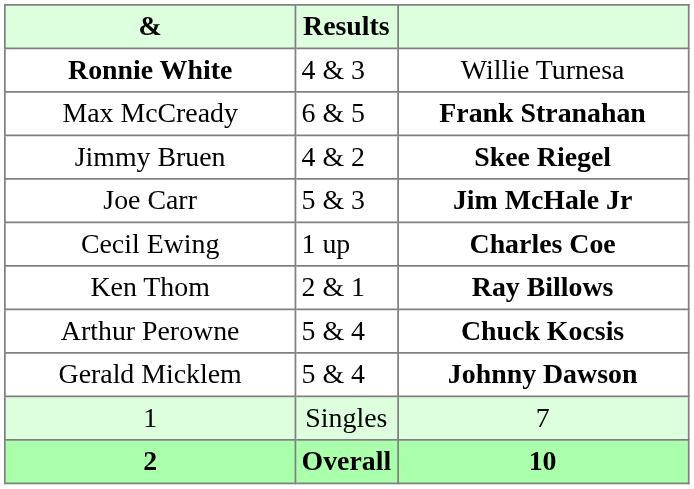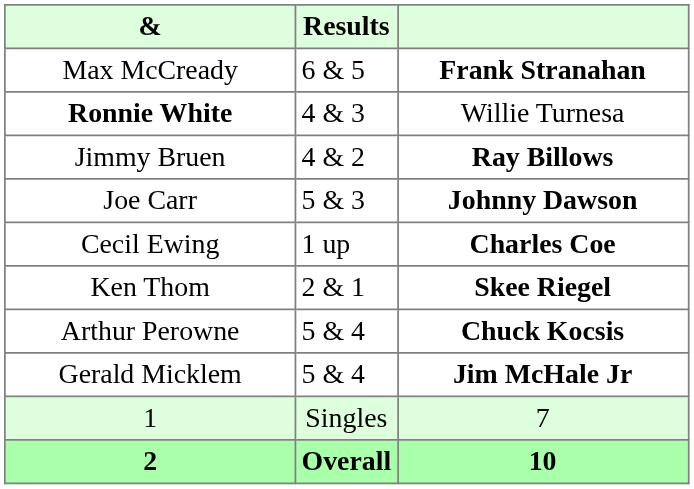rows swapped: (150, 69) <-> (150, 113)
(543, 156) Skee Riegel -> (543, 156) Ray Billows
(543, 200) Jim McHale Jr -> (543, 200) Johnny Dawson
(543, 287) Ray Billows -> (543, 287) Skee Riegel
(543, 374) Johnny Dawson -> (543, 374) Jim McHale Jr
